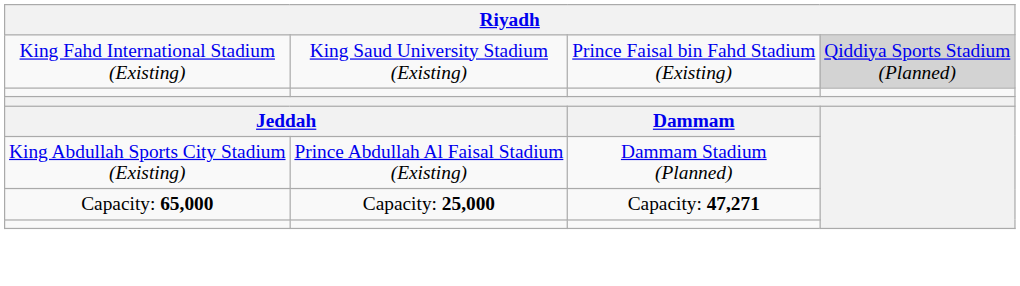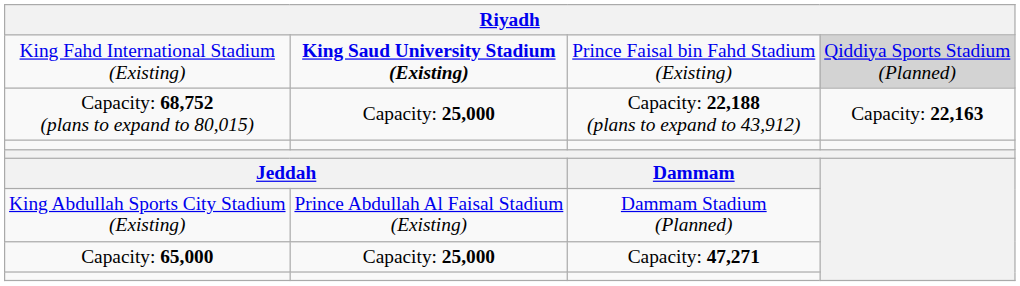(429, 61) normal -> (429, 61) bold
+ row: (147, 113)
